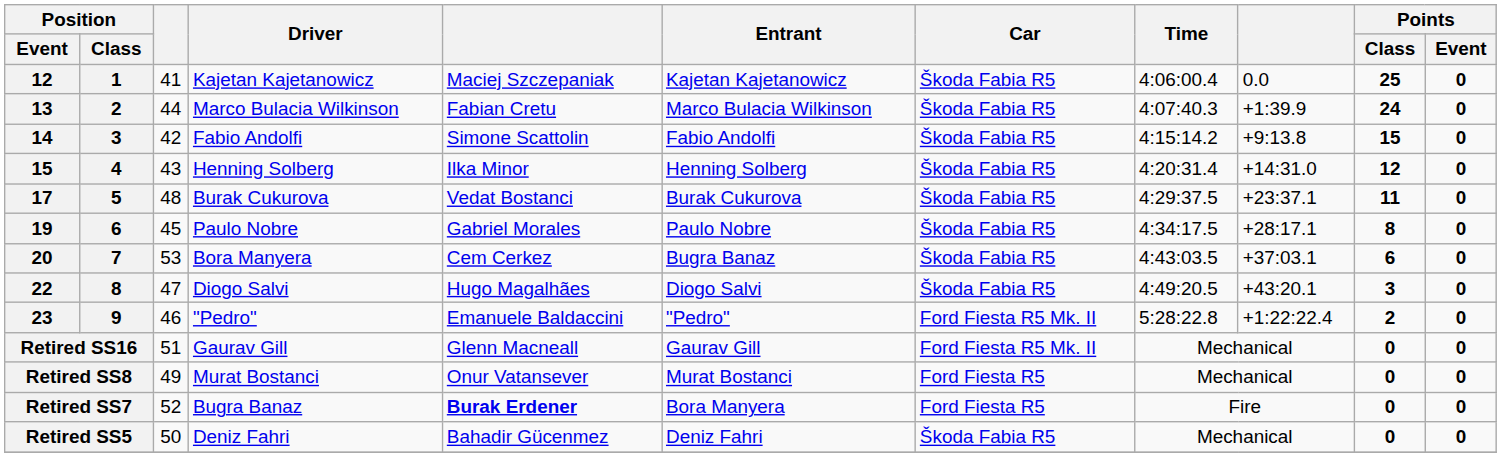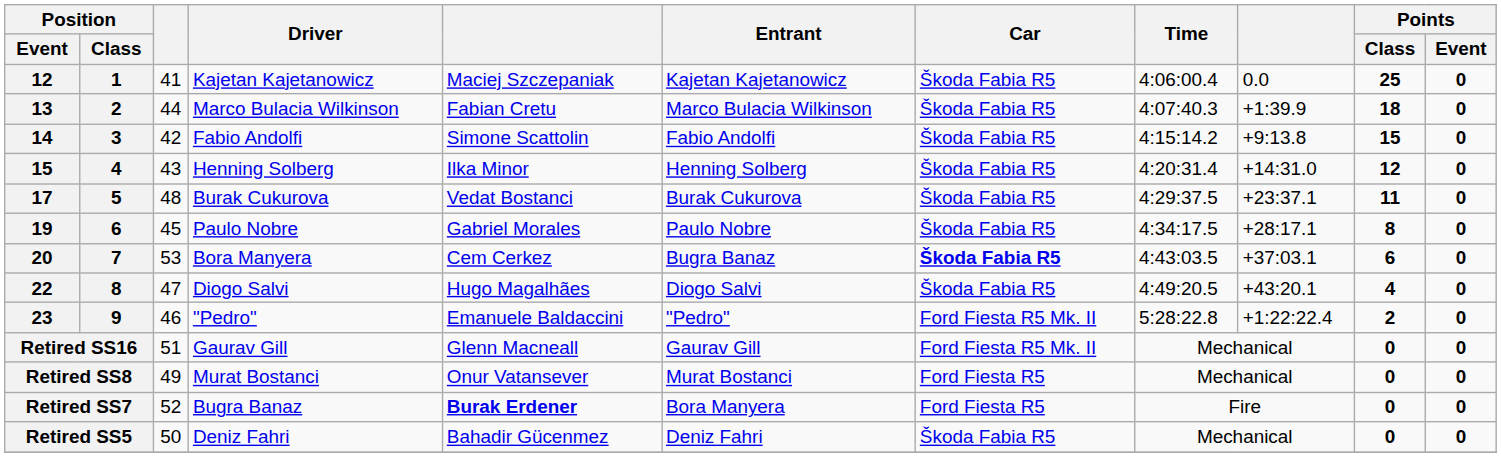(1390, 109) 24 -> (1390, 109) 18
(988, 258) normal -> (990, 258) bold
(1390, 287) 3 -> (1390, 287) 4
